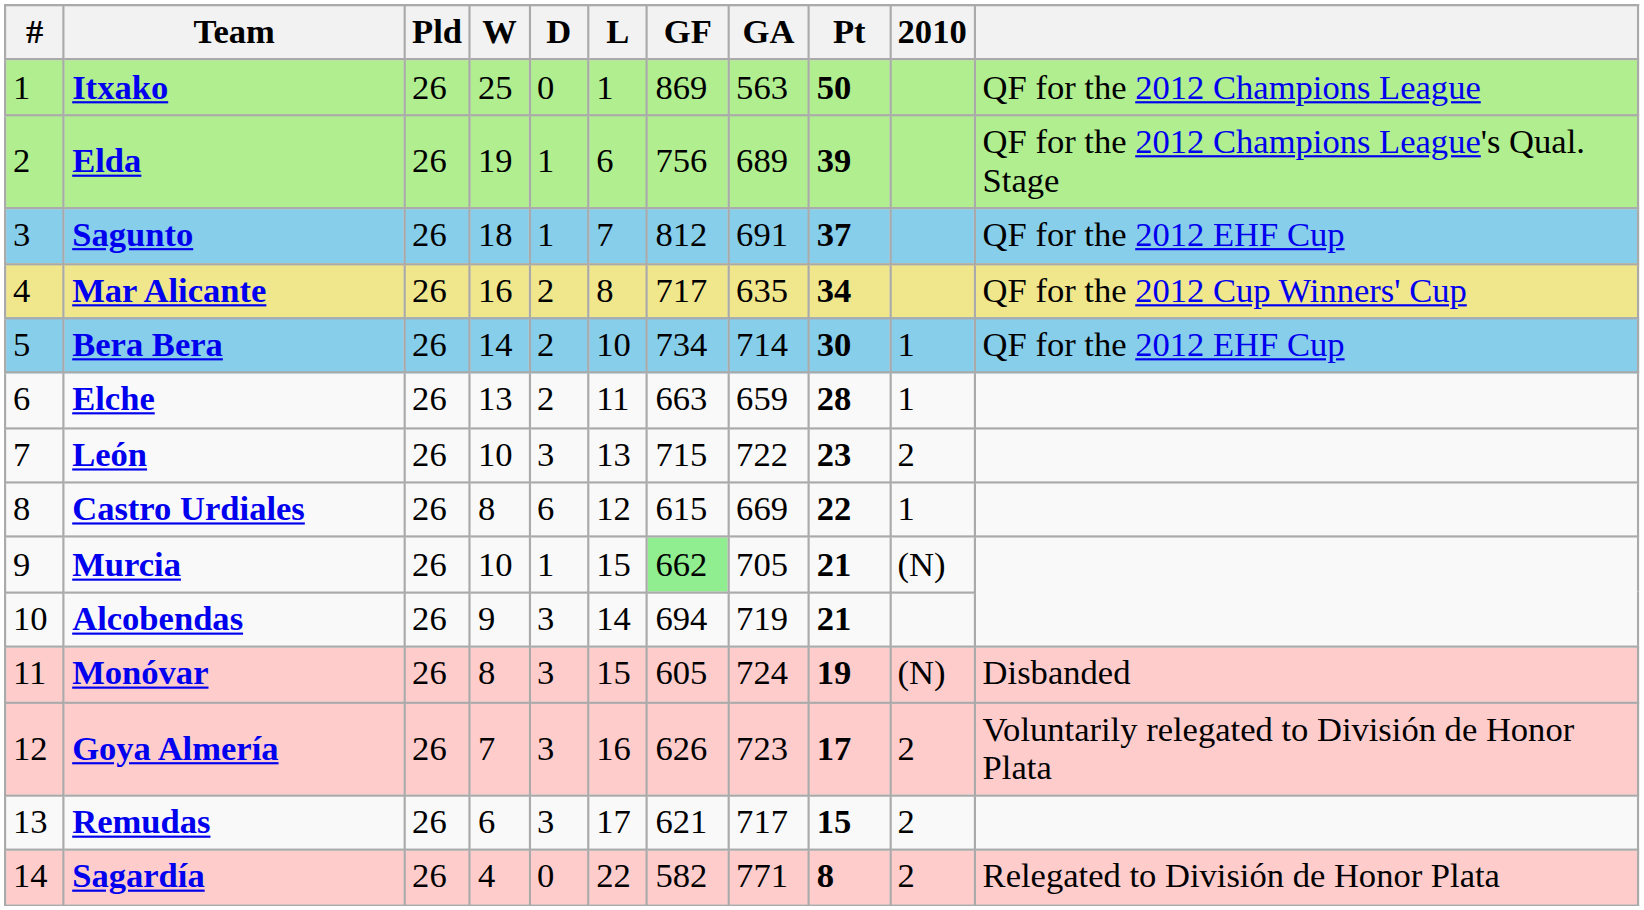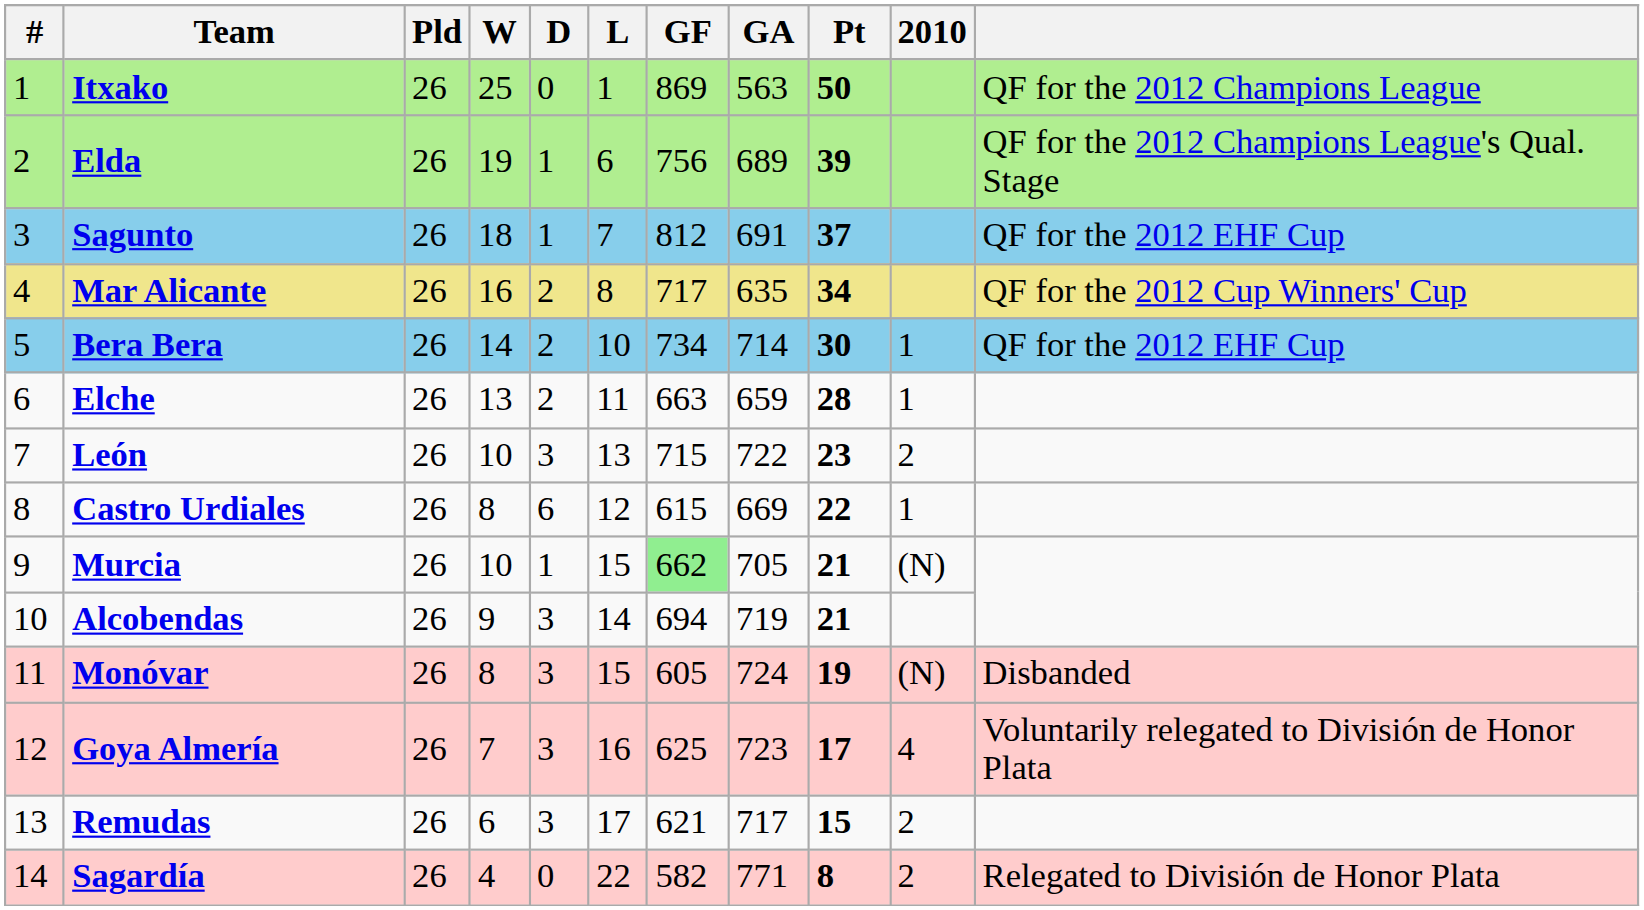(681, 747) 626 -> (681, 747) 625
(906, 747) 2 -> (906, 747) 4
